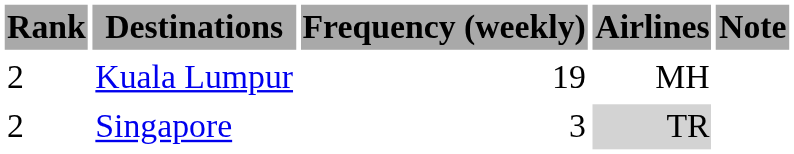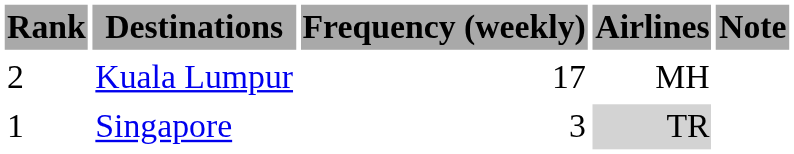(569, 76) 19 -> (569, 76) 17
(16, 126) 2 -> (16, 126) 1
